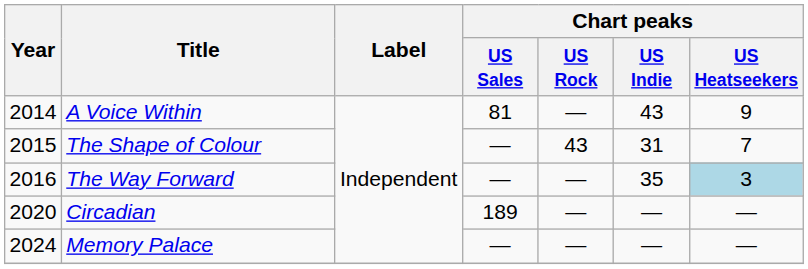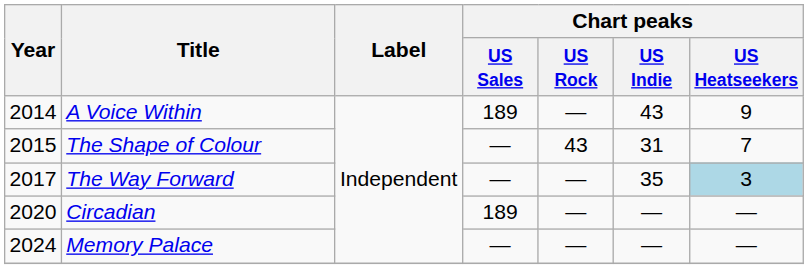(500, 111) 81 -> (500, 111) 189
(33, 178) 2016 -> (33, 178) 2017
